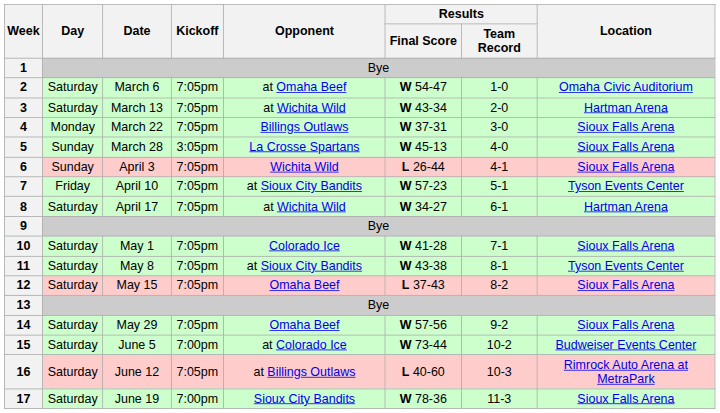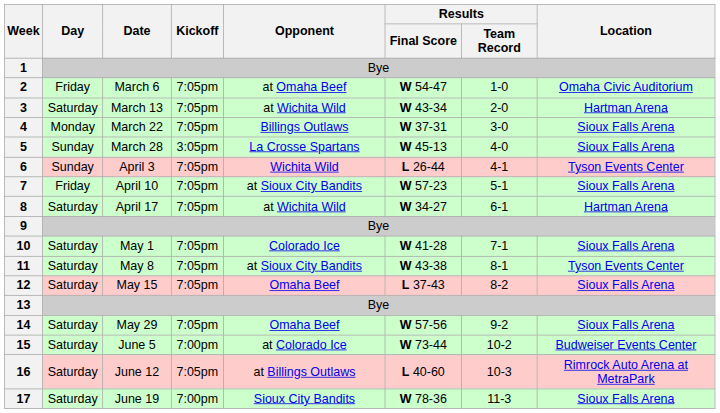(73, 87) Saturday -> (73, 87) Friday
(626, 166) Sioux Falls Arena -> (626, 166) Tyson Events Center
(626, 186) Tyson Events Center -> (626, 186) Sioux Falls Arena
